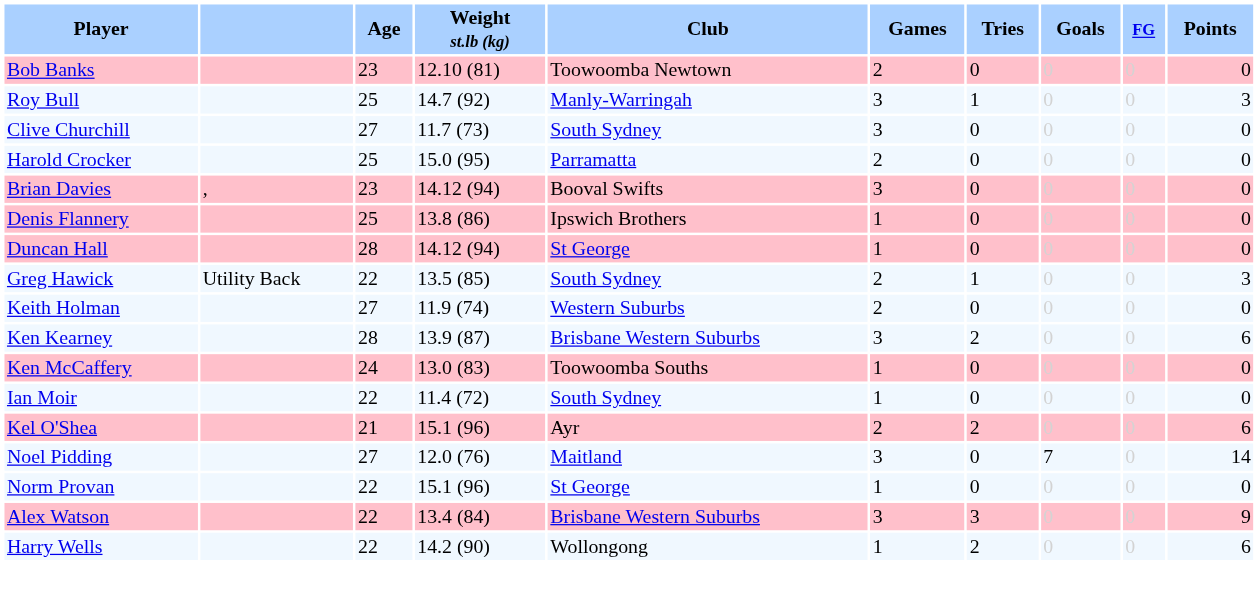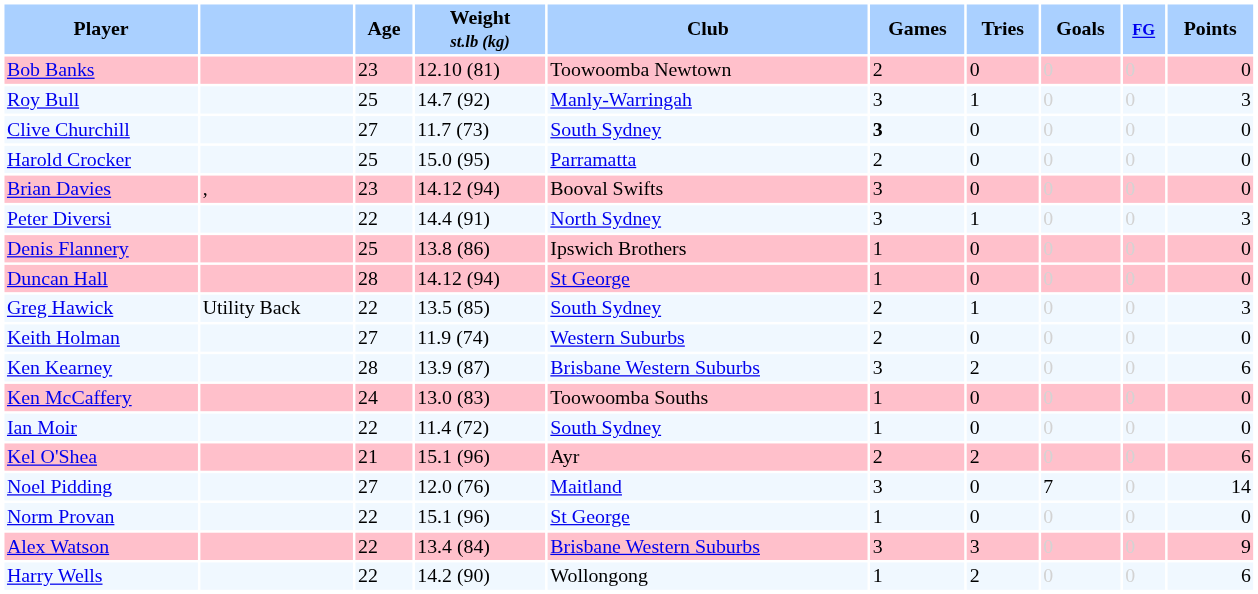(878, 129) normal -> (878, 129) bold
+ row: (59, 218)
